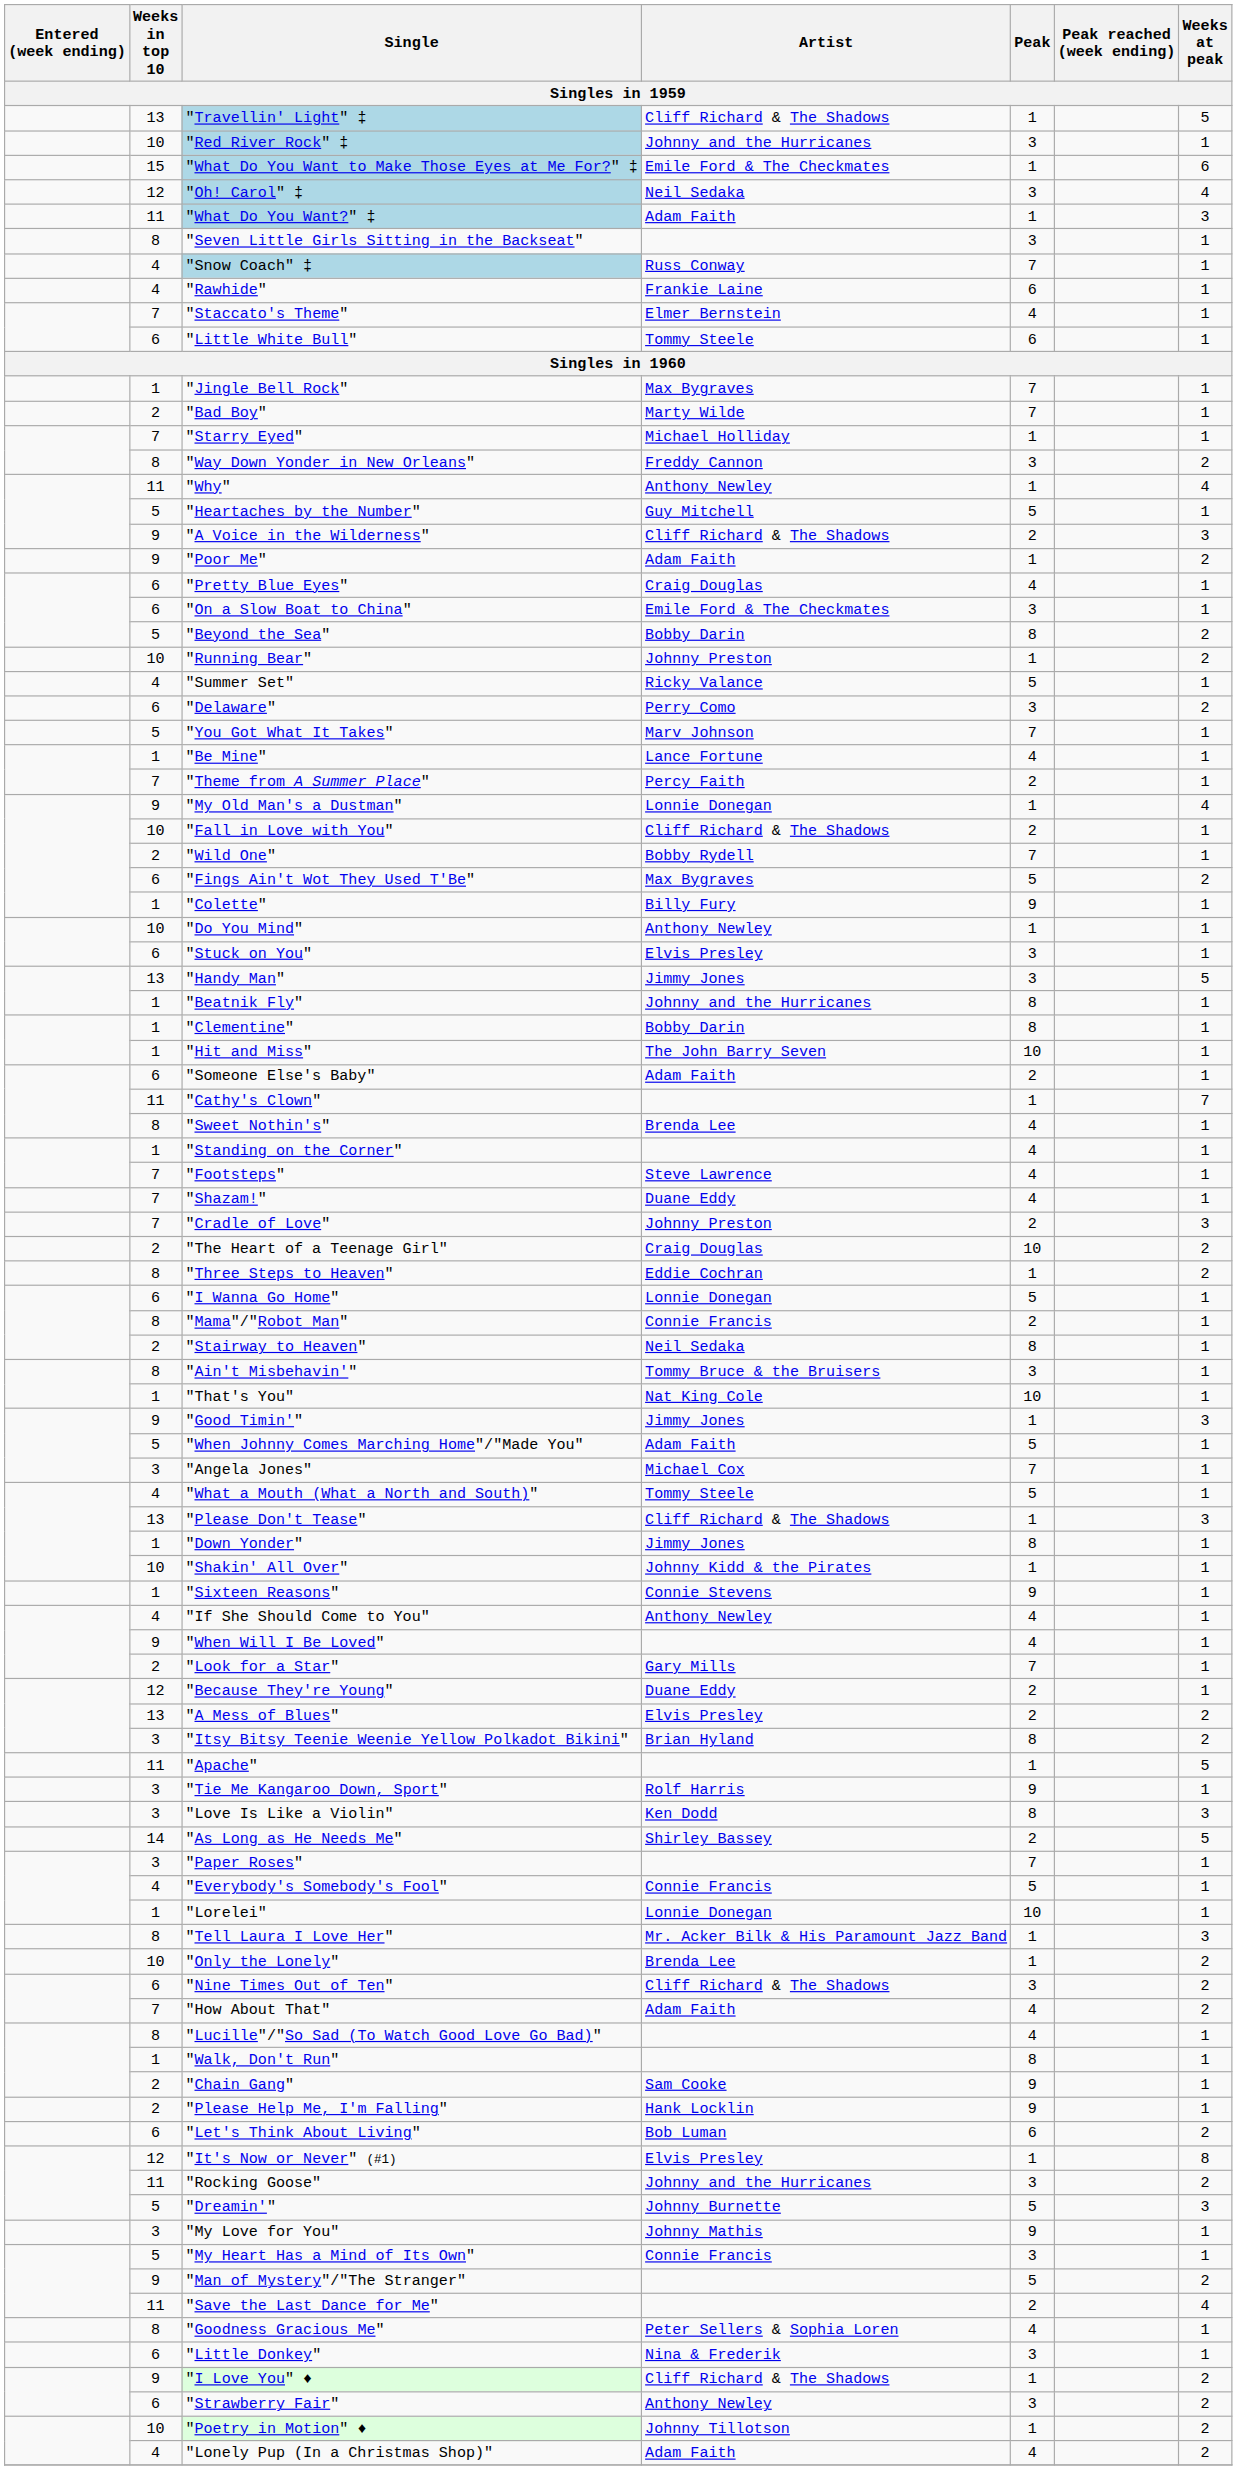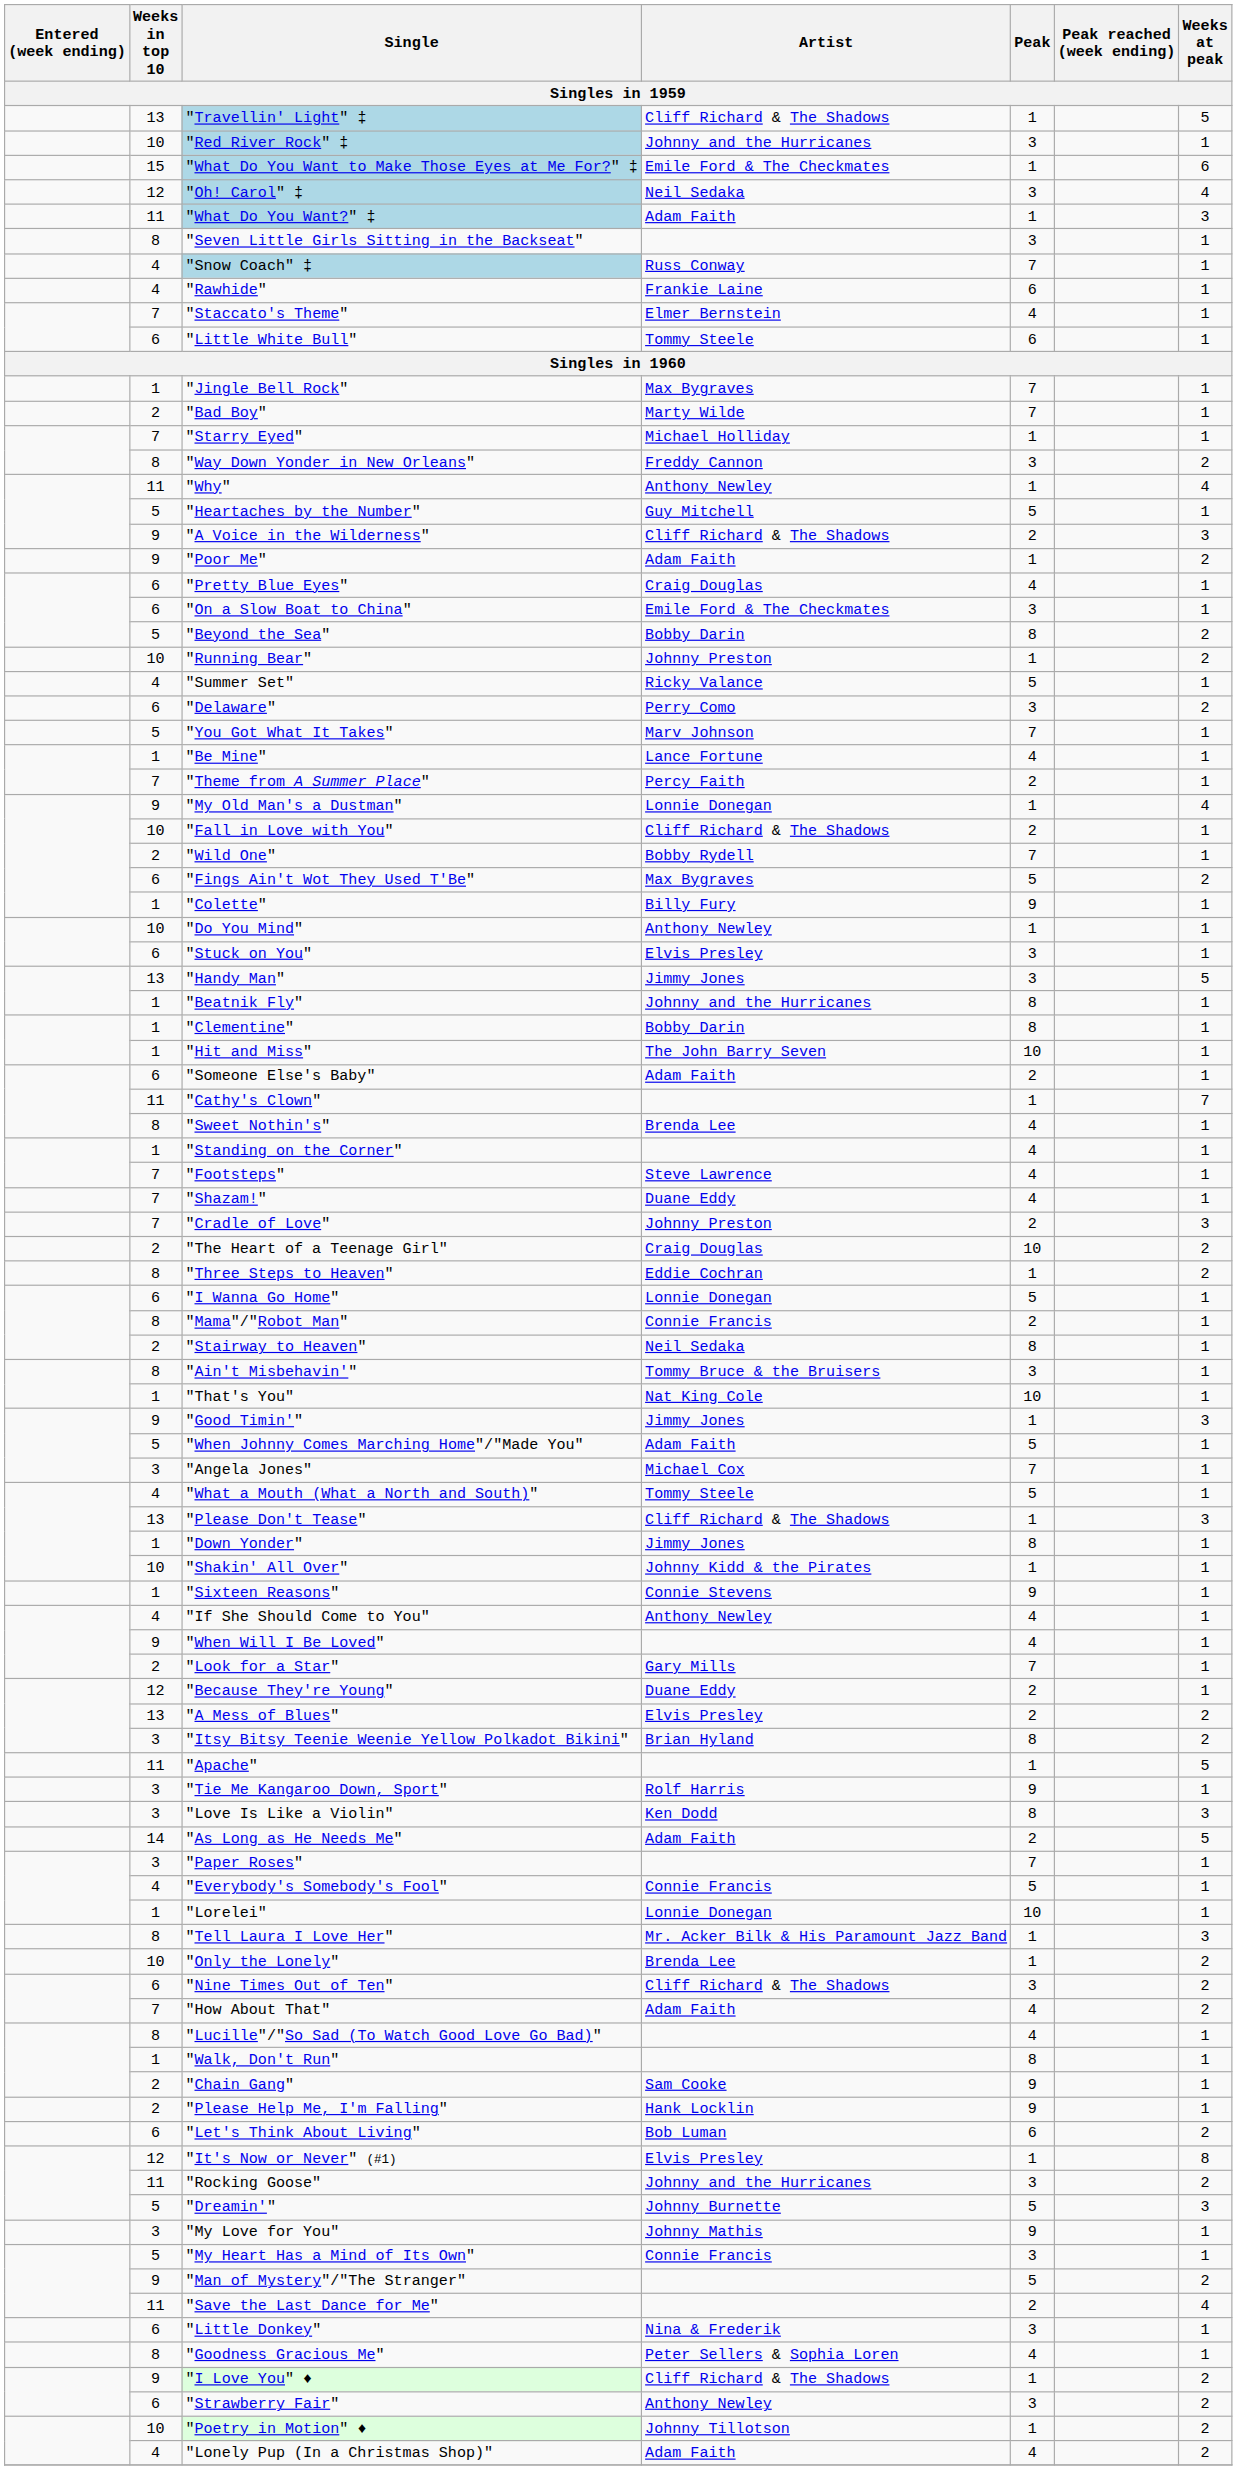(708, 1839) Shirley Bassey -> (690, 1839) Adam Faith
rows swapped: (285, 2330) <-> (253, 2355)
